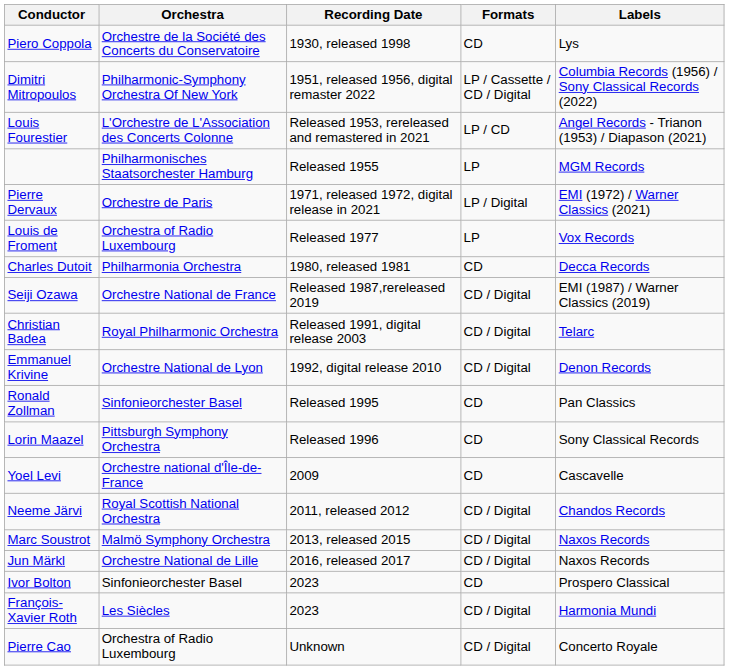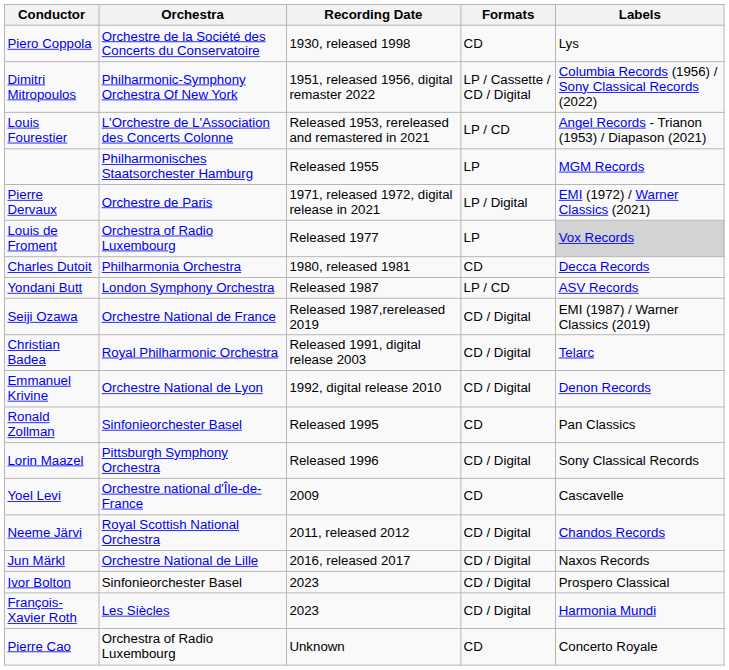(596, 238) no background -> (596, 238) lightgrey background
+ row: (45, 288)
(473, 439) CD -> (497, 460) CD / Digital
- row: (49, 540)
(473, 582) CD -> (497, 582) CD / Digital
(497, 646) CD / Digital -> (473, 646) CD
